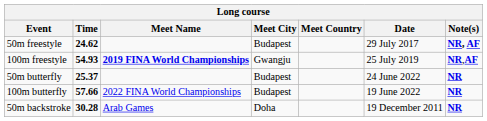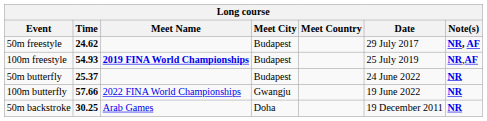(272, 60) Gwangju -> (272, 60) Budapest
(272, 92) Budapest -> (272, 92) Gwangju
(87, 108) 30.28 -> (87, 108) 30.25
